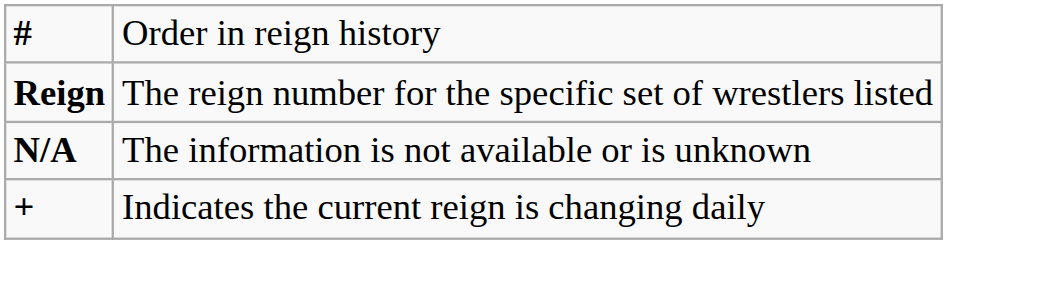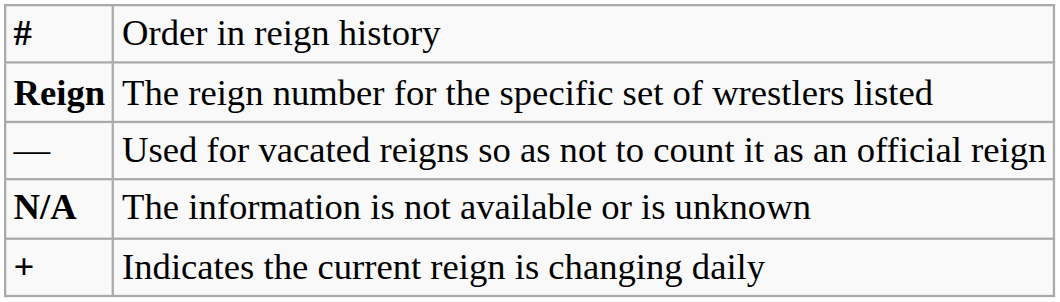+ row: (32, 149)
